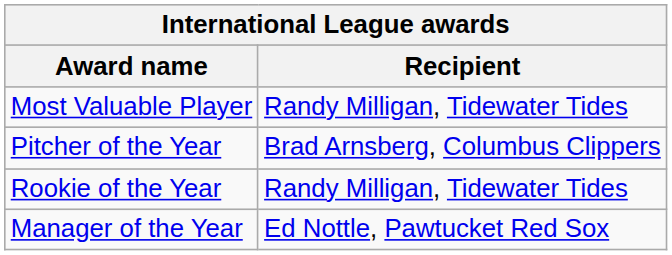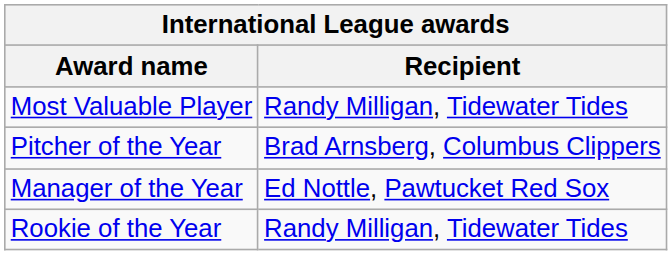rows swapped: (116, 188) <-> (127, 229)
